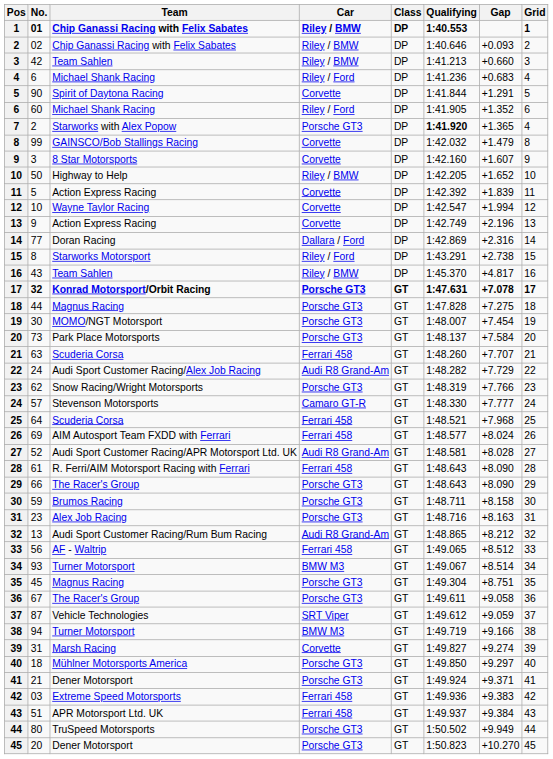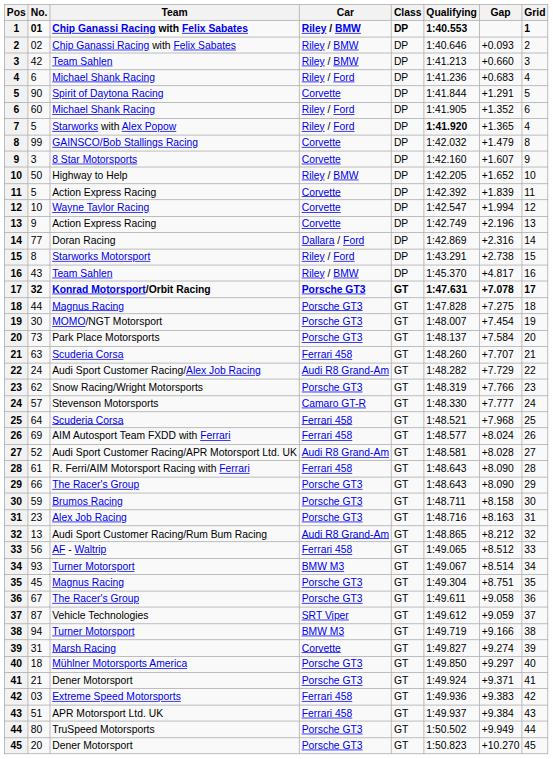(34, 126) 2 -> (34, 126) 5
(332, 126) Porsche GT3 -> (328, 126) Riley / Ford
